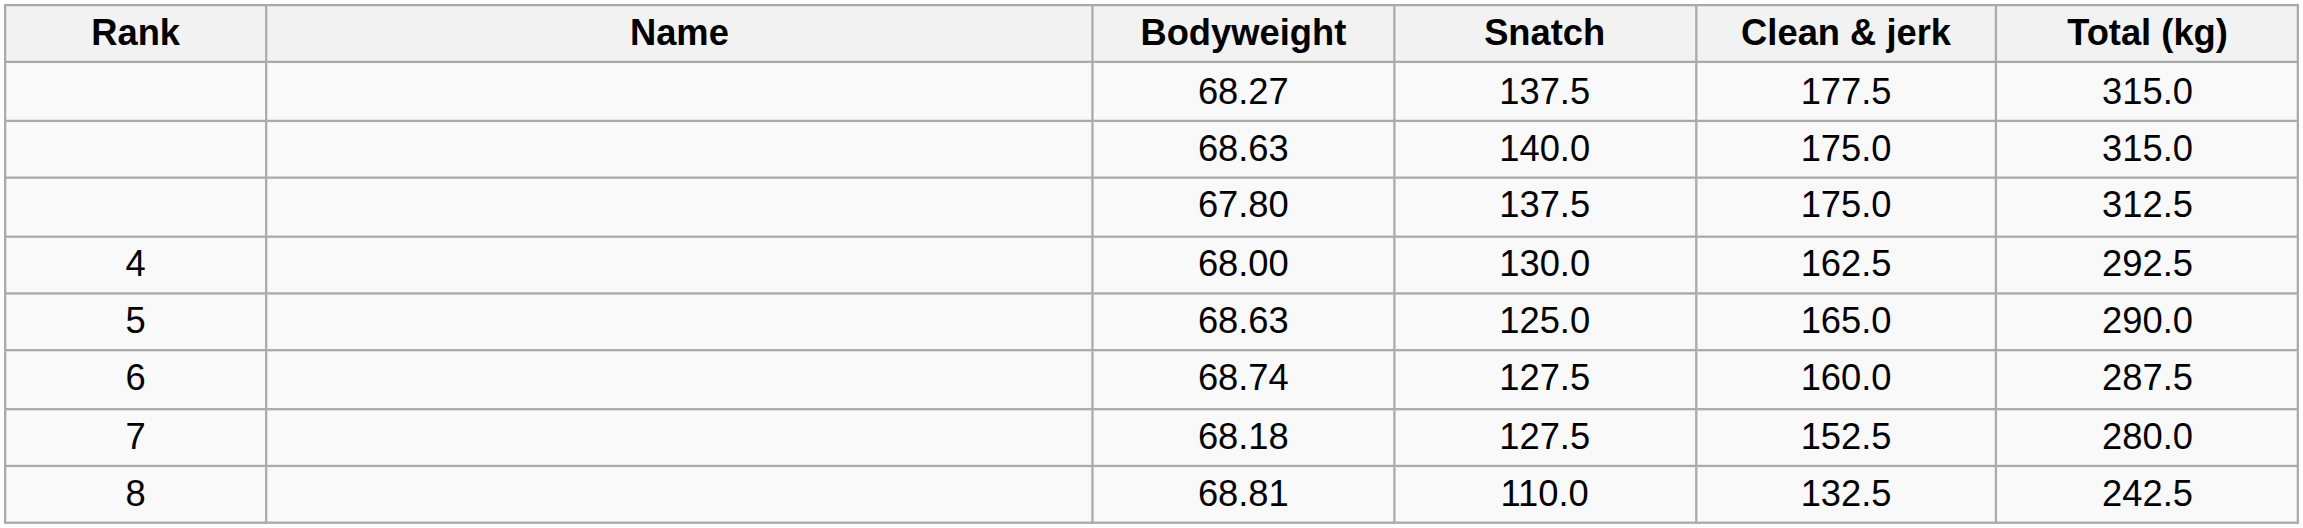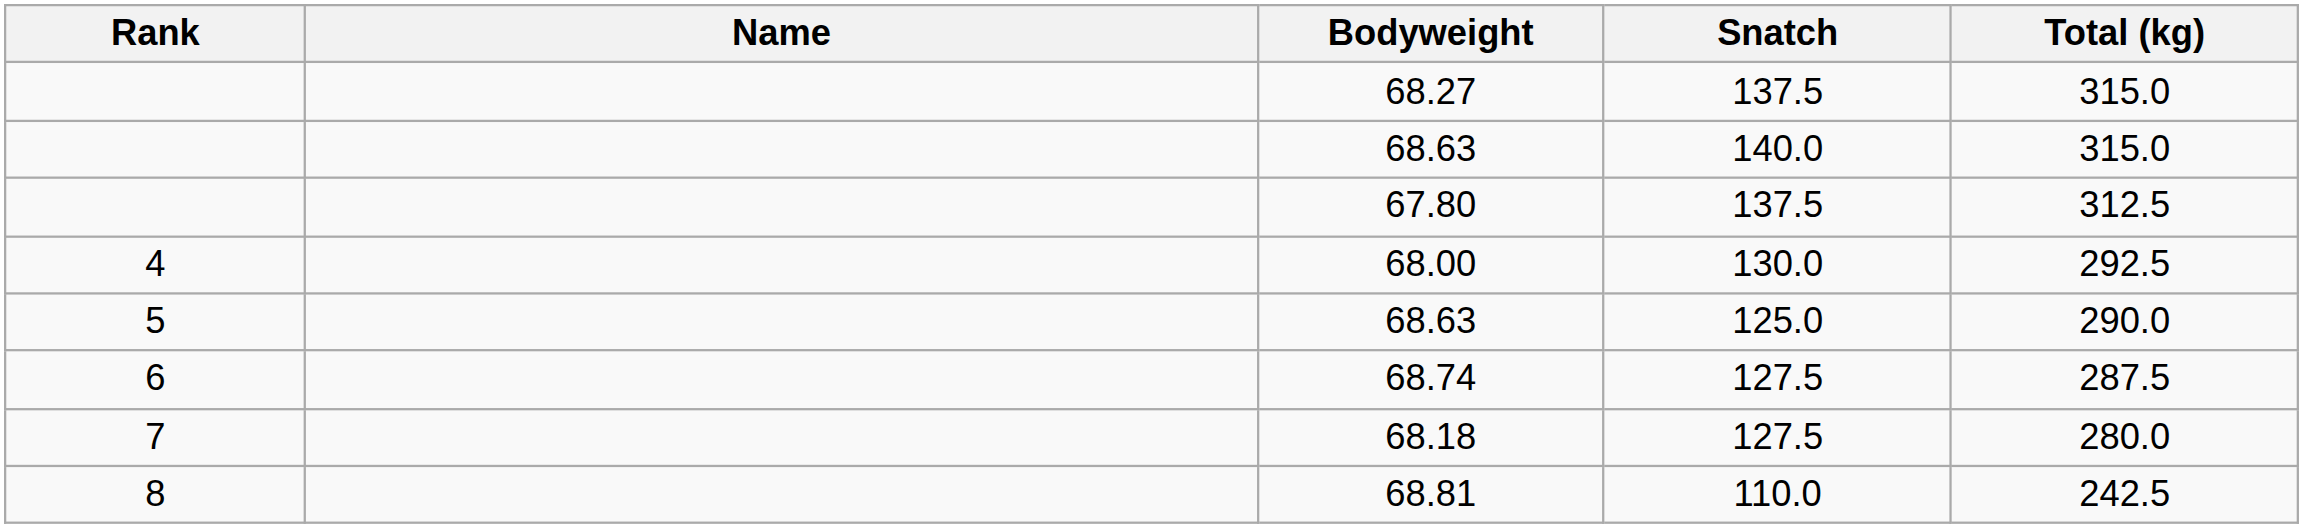- column: (1846, 33)
